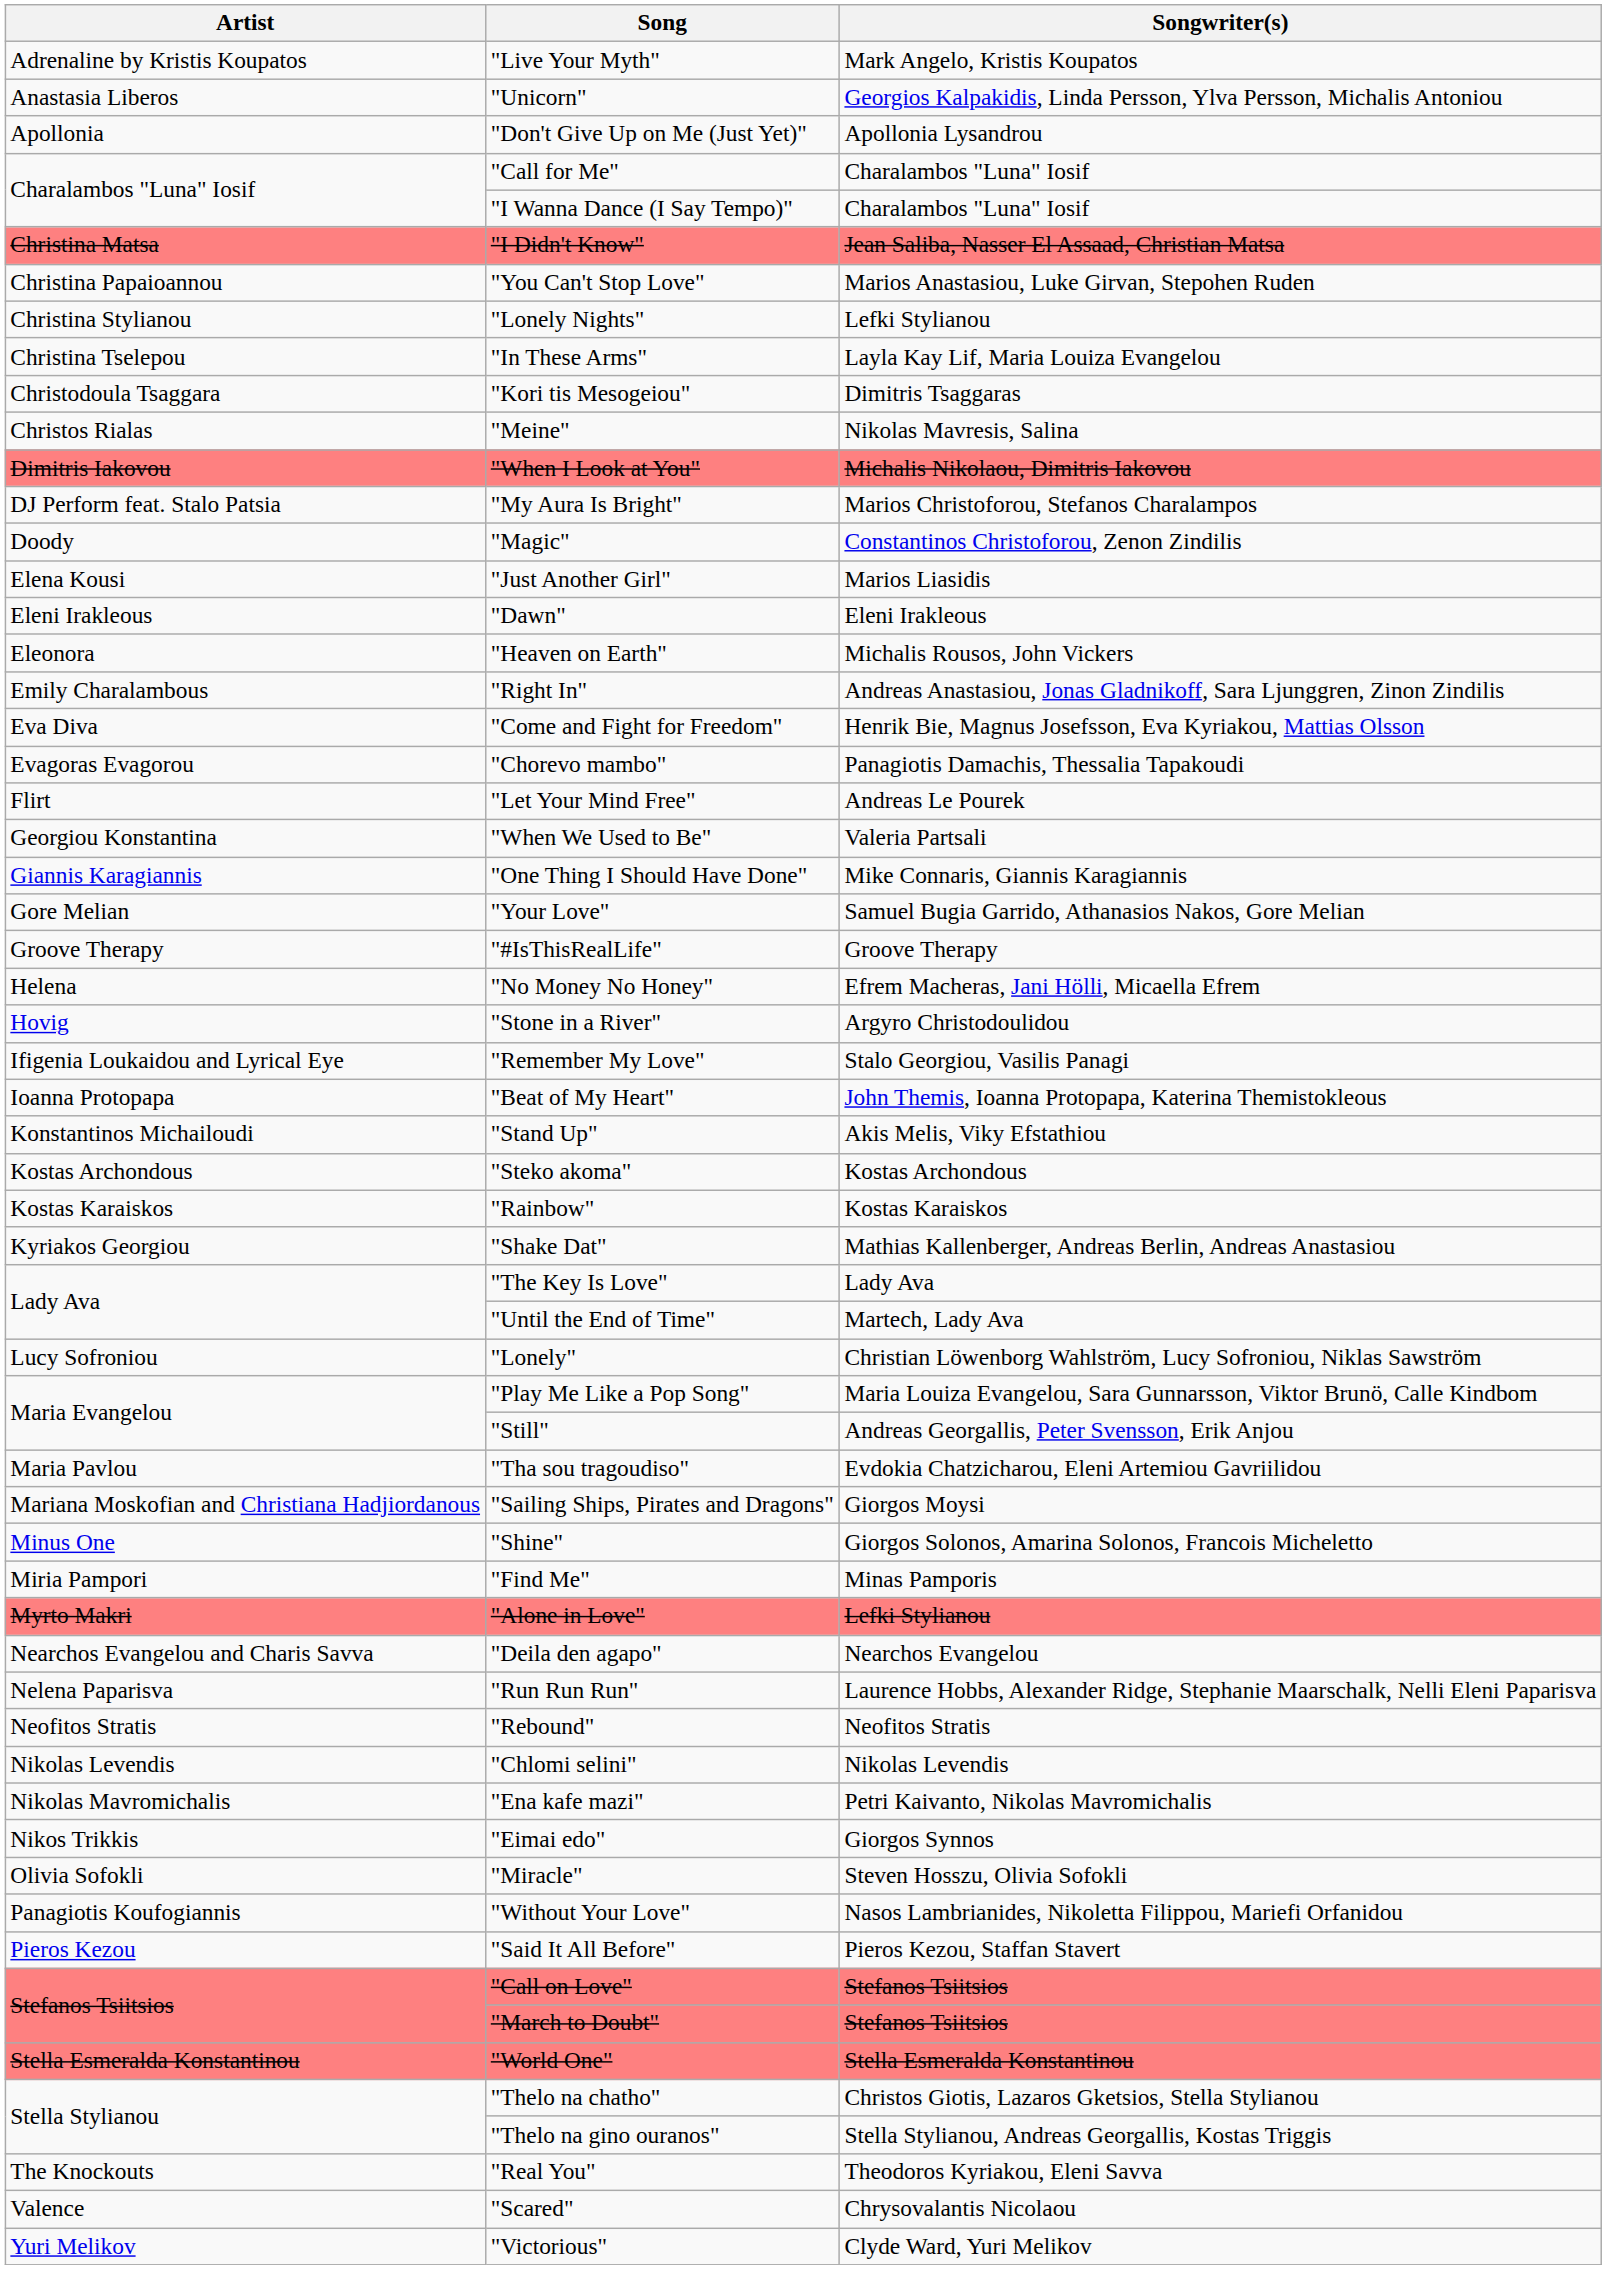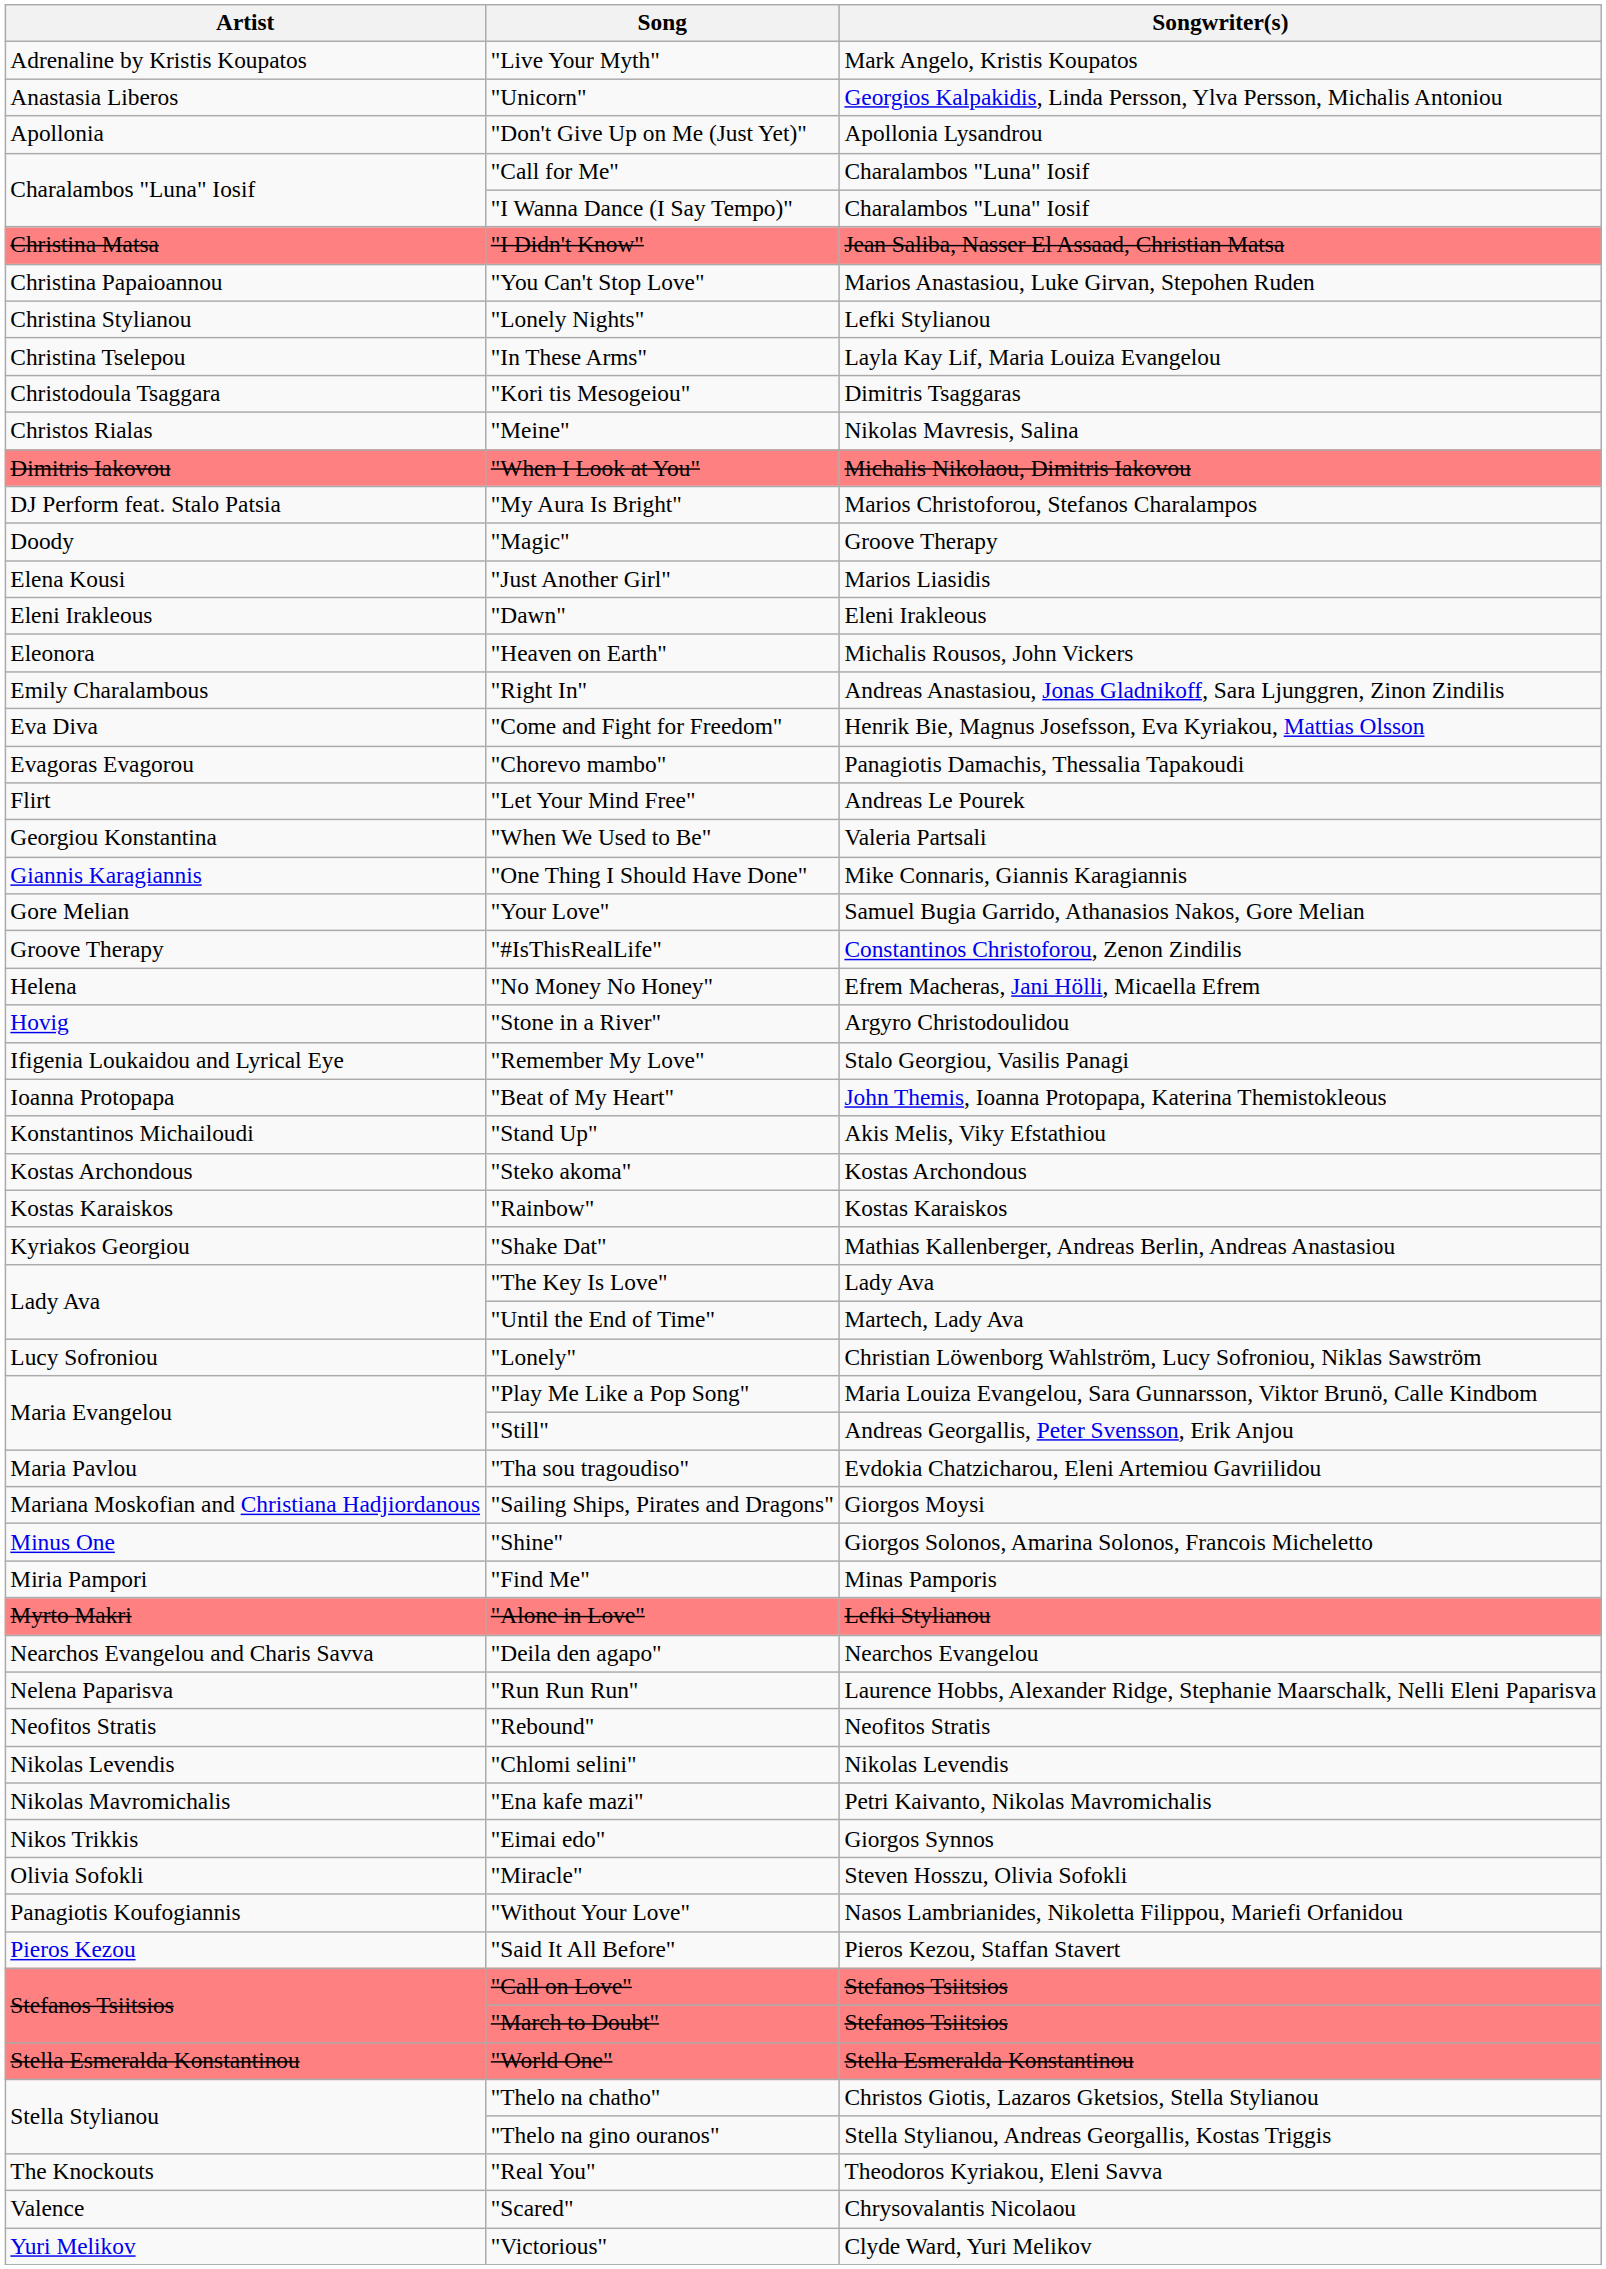(1043, 541) Constantinos Christoforou, Zenon Zindilis -> (921, 541) Groove Therapy
(921, 949) Groove Therapy -> (1043, 949) Constantinos Christoforou, Zenon Zindilis
